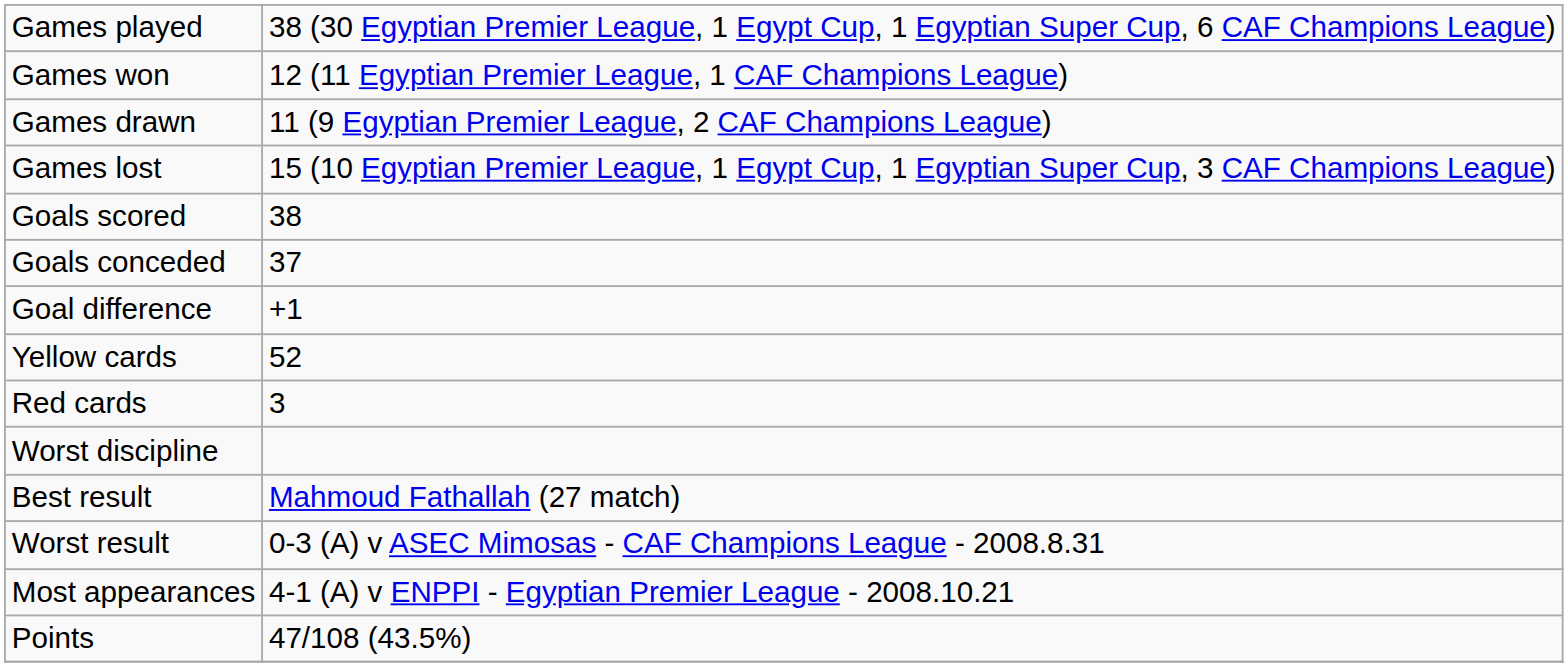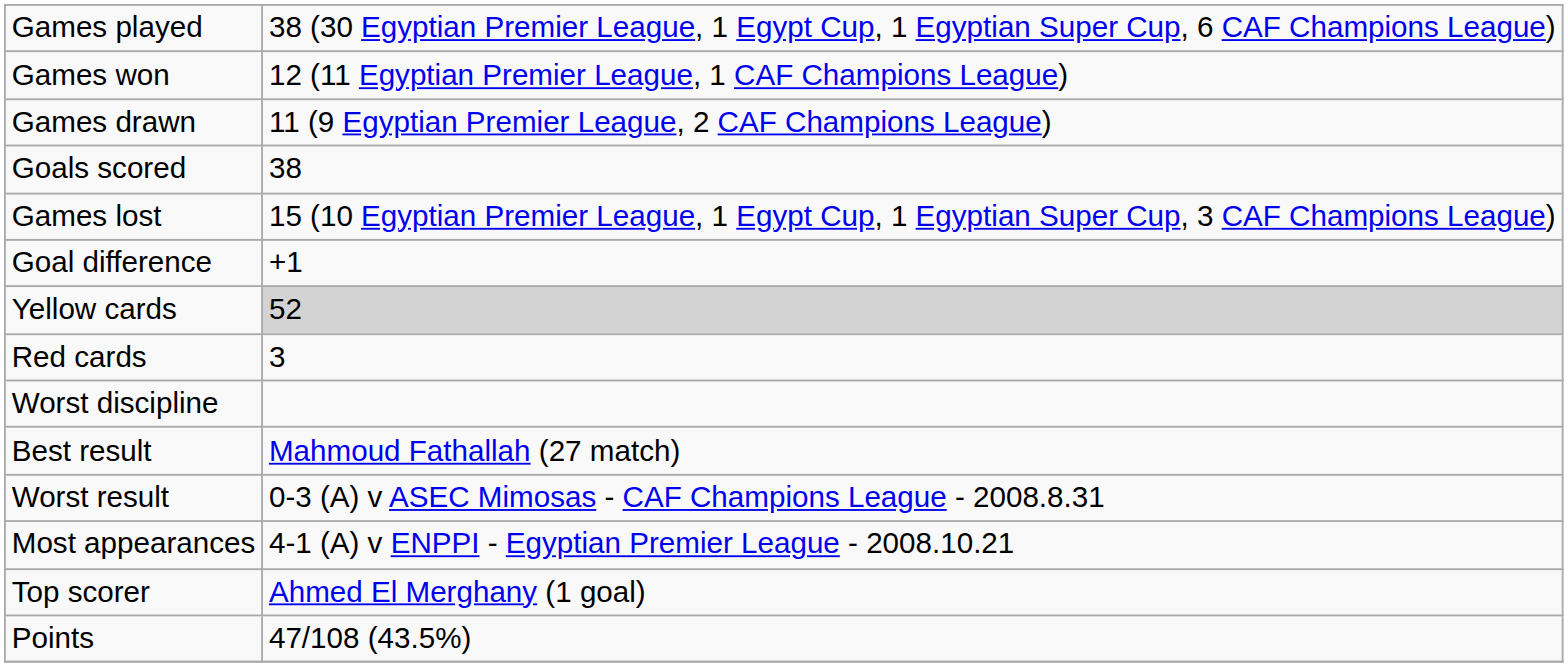rows swapped: (87, 168) <-> (99, 215)
- row: (119, 262)
(285, 356) no background -> (285, 309) lightgrey background
+ row: (81, 591)
